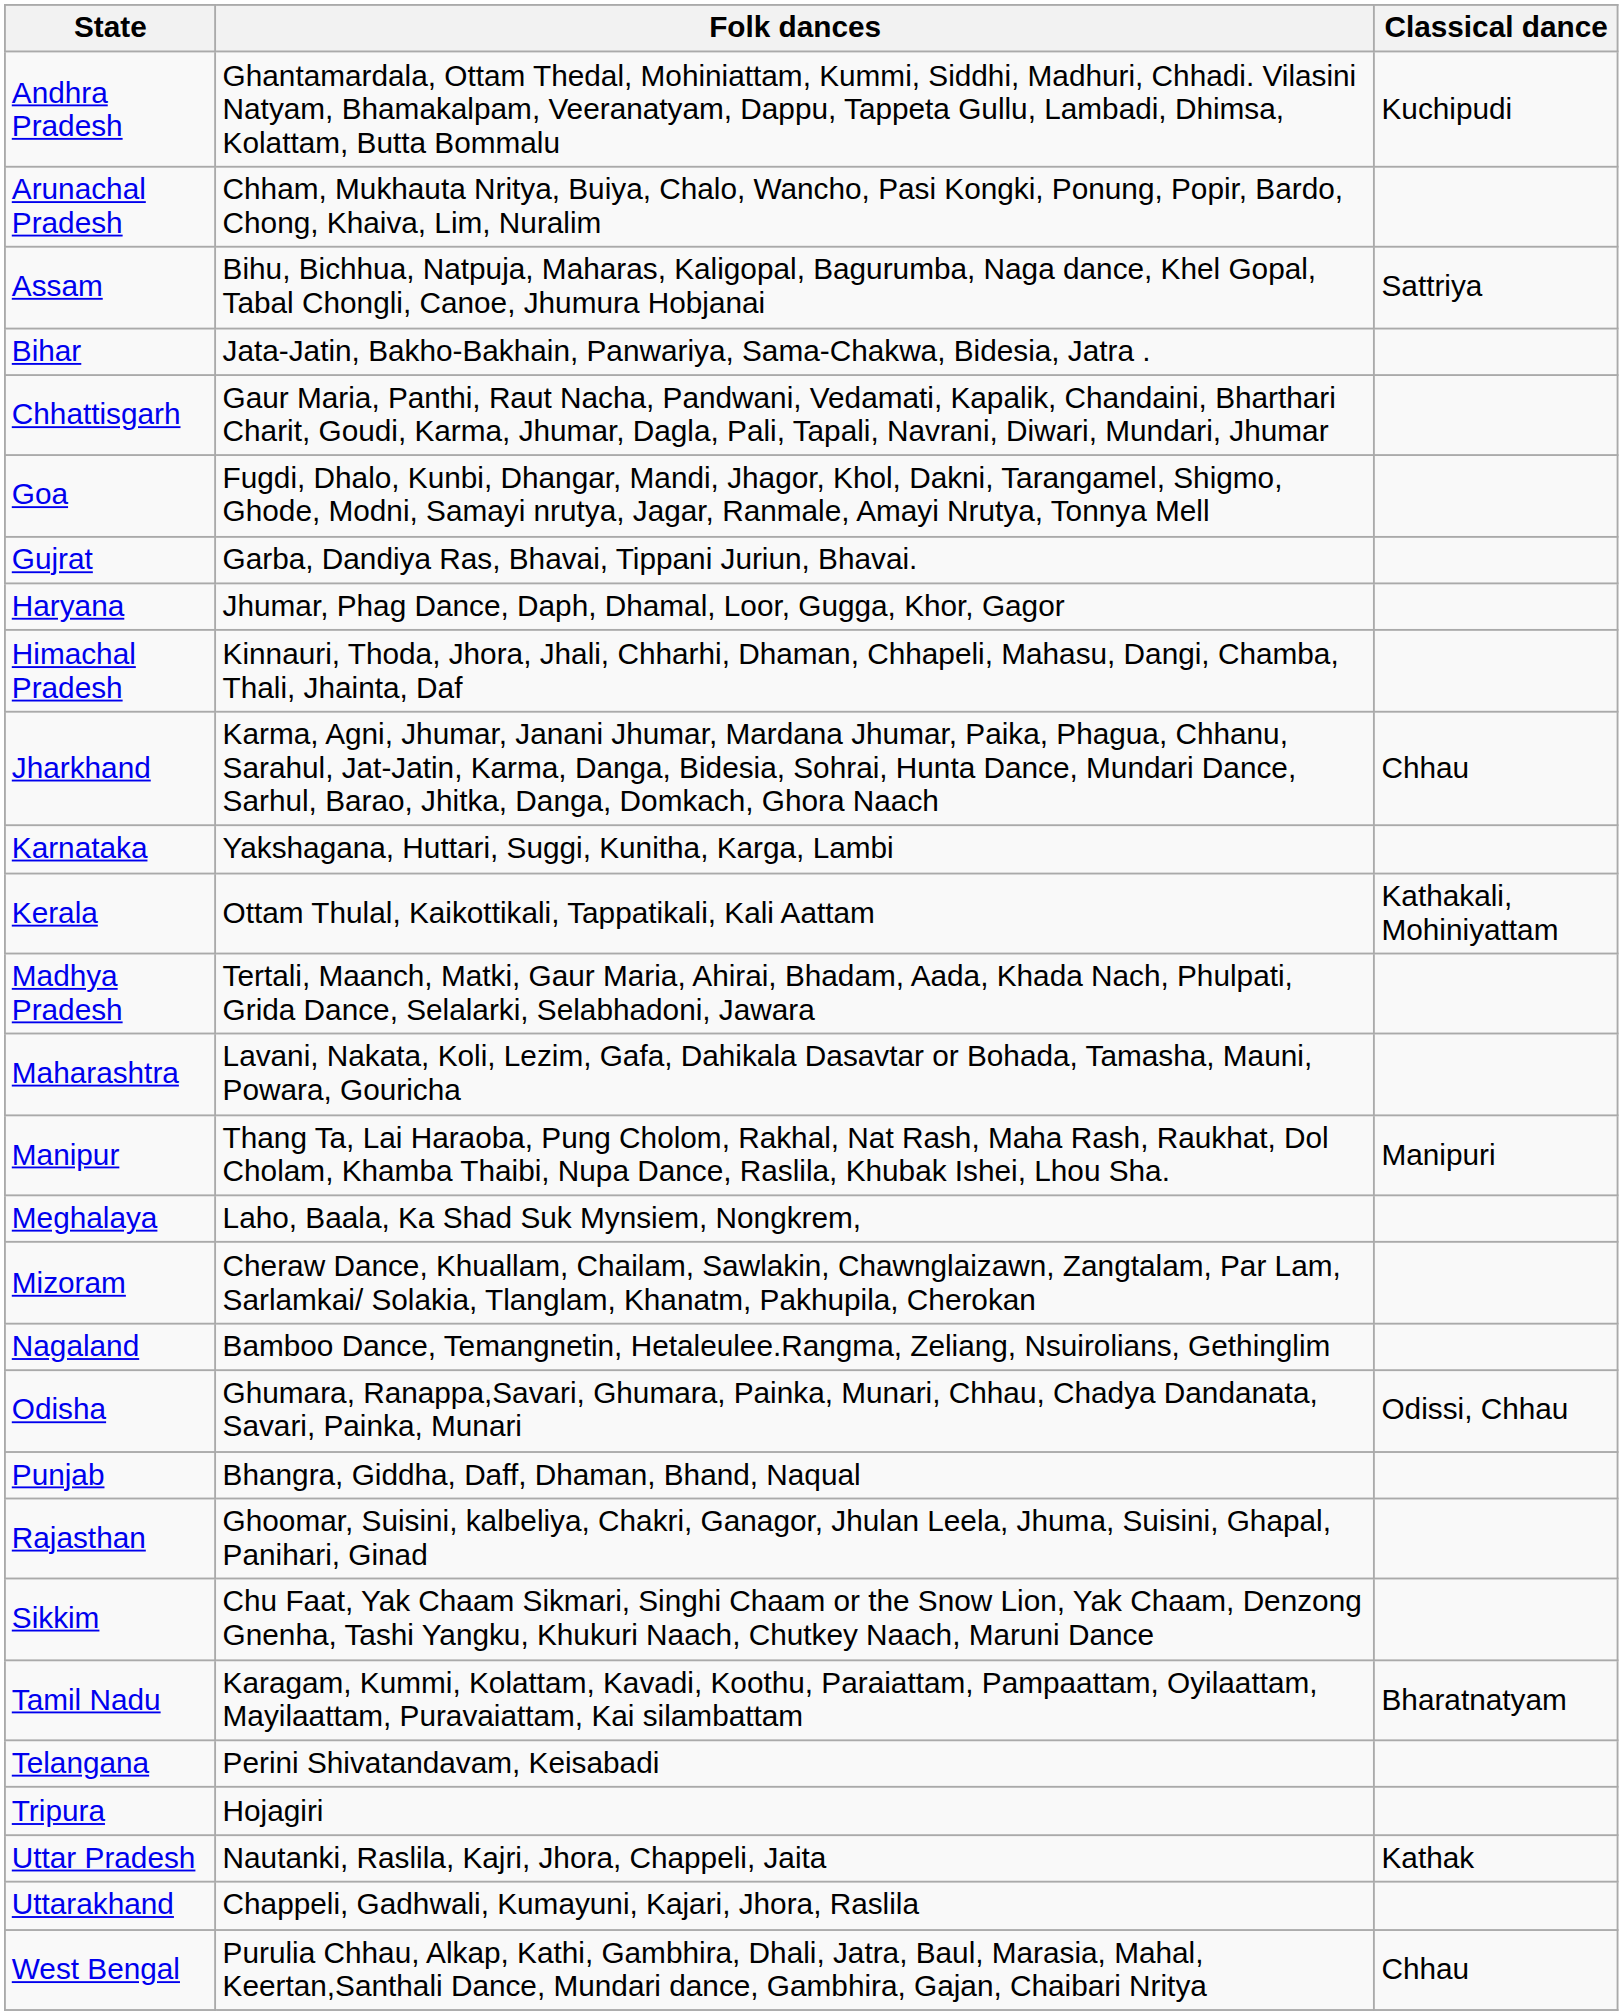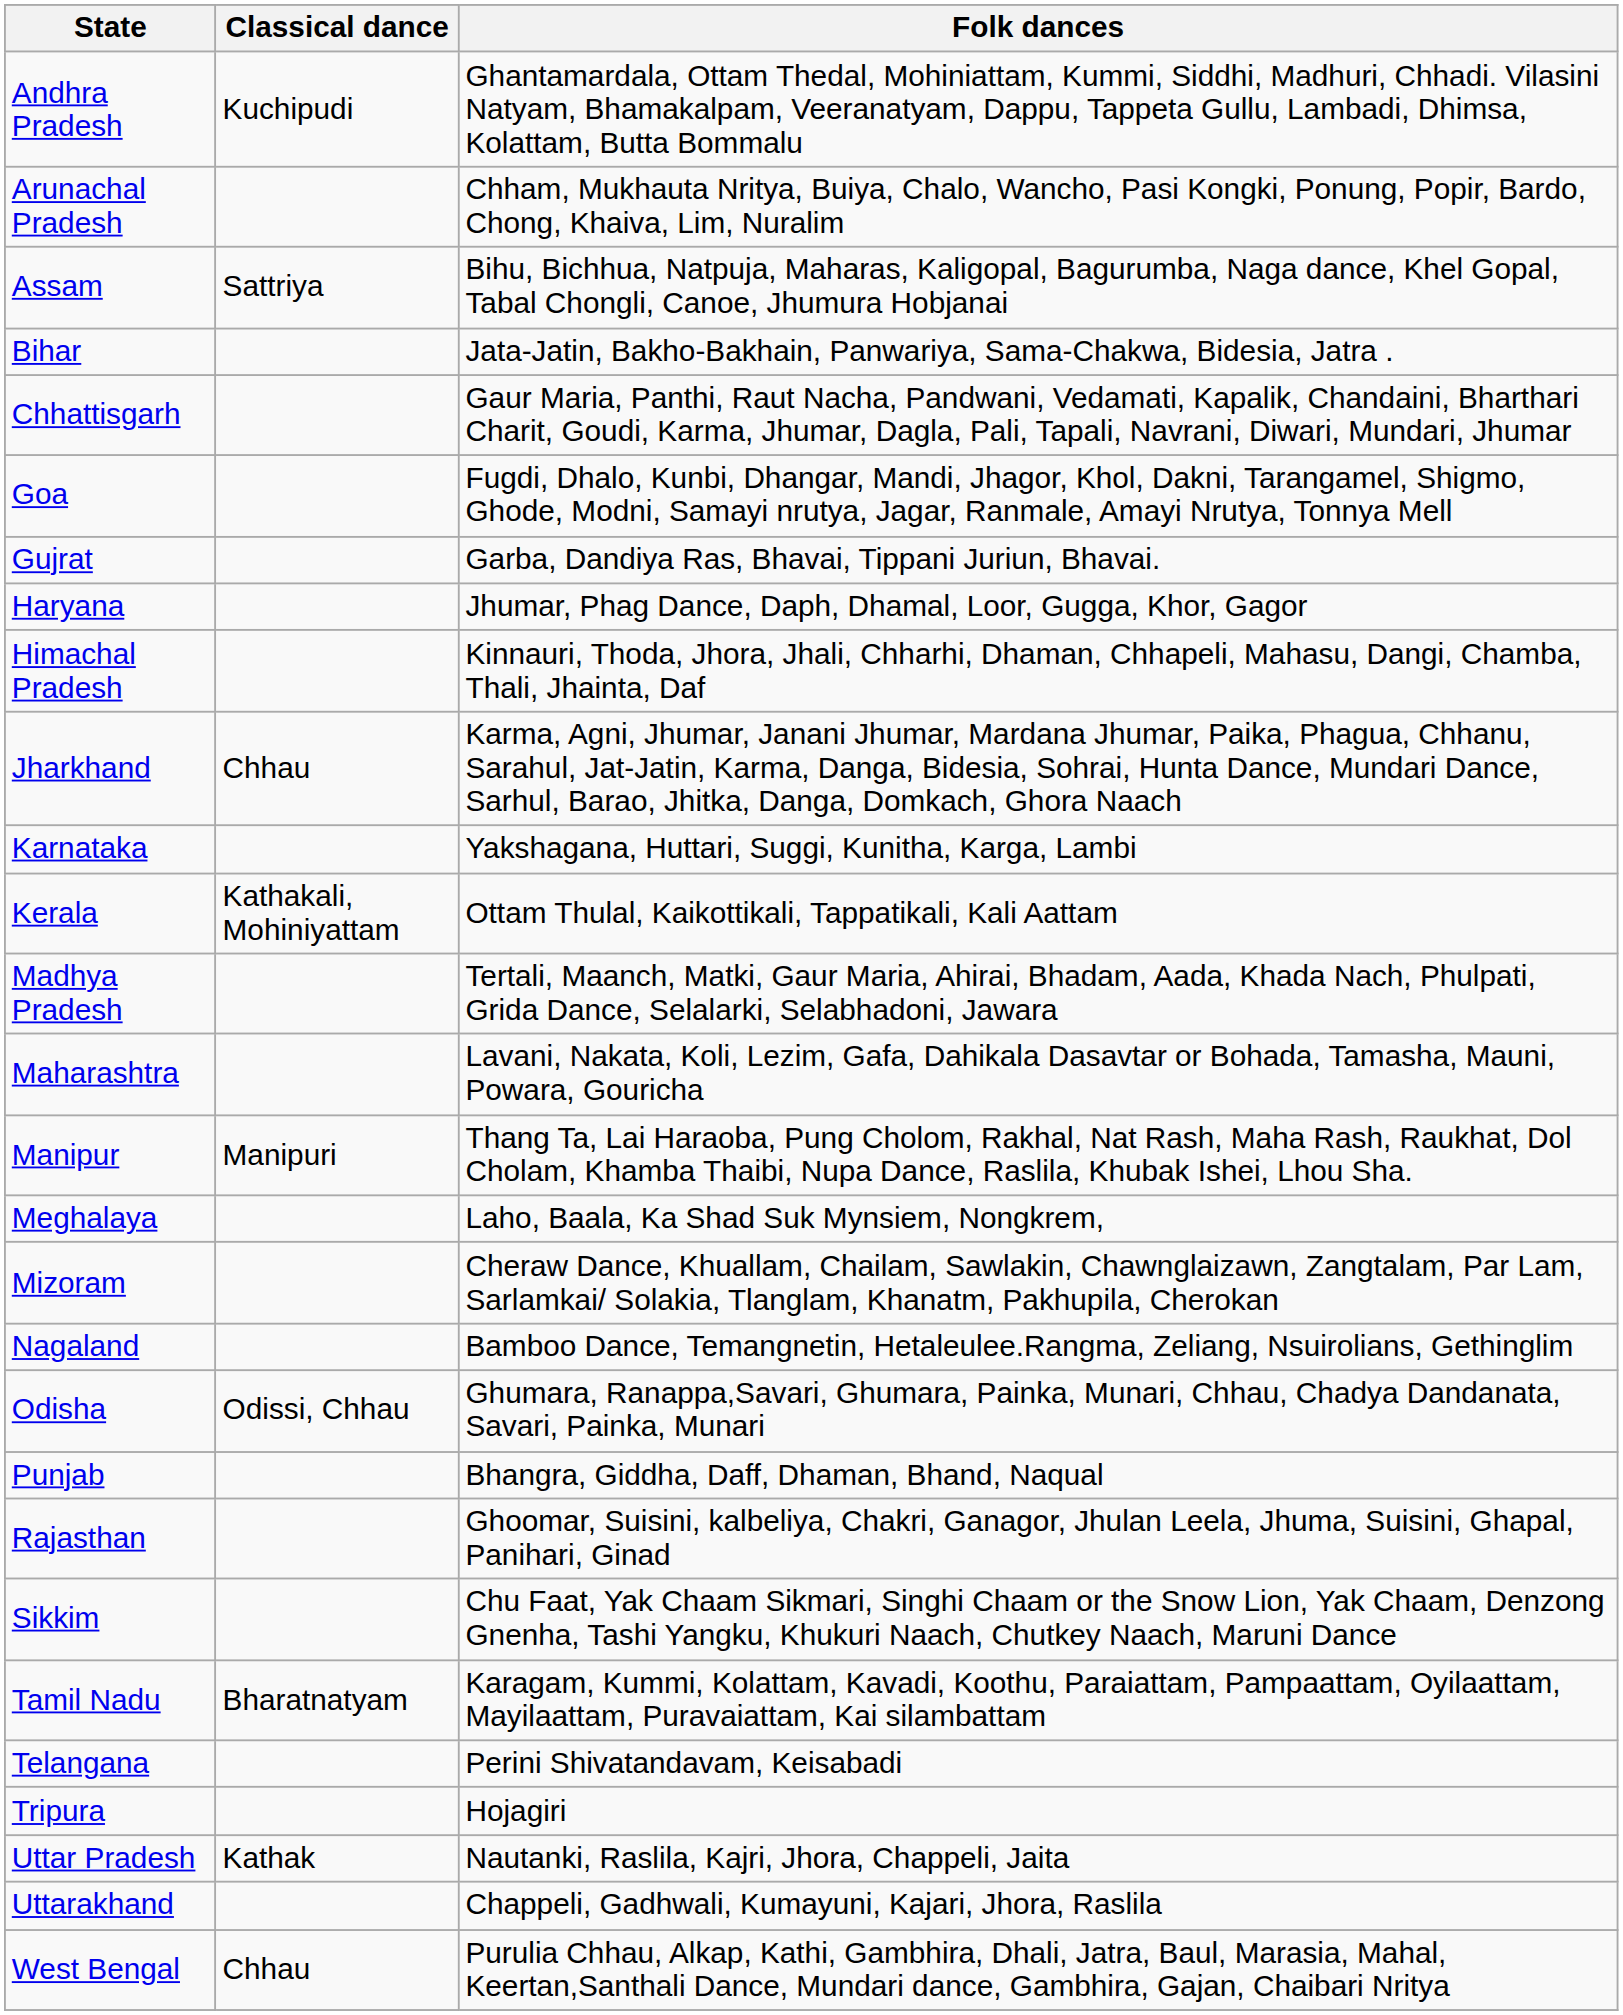columns swapped: (795, 28) <-> (1496, 28)
